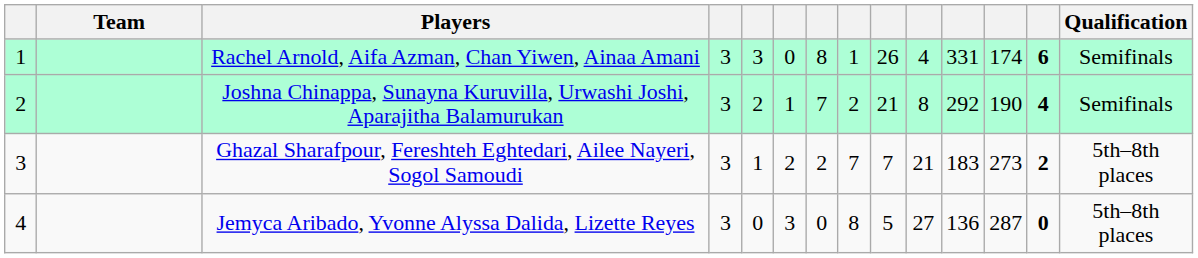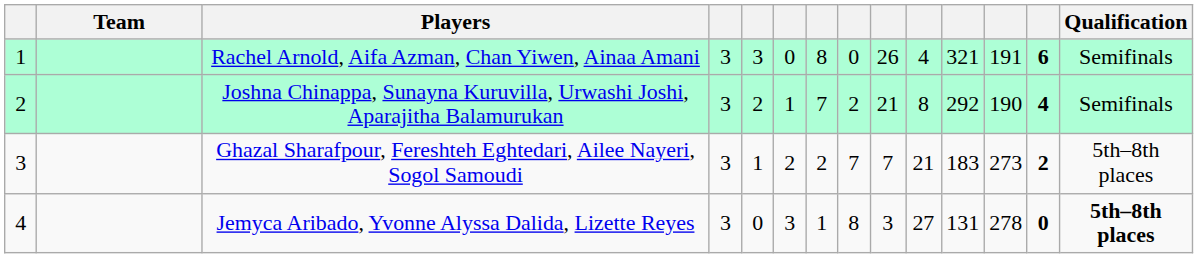(854, 56) 1 -> (854, 56) 0
(963, 56) 331 -> (963, 56) 321
(1006, 56) 174 -> (1006, 56) 191
(822, 222) 0 -> (822, 222) 1
(888, 222) 5 -> (888, 222) 3
(963, 222) 136 -> (963, 222) 131
(1006, 222) 287 -> (1006, 222) 278
(1126, 222) normal -> (1126, 222) bold
